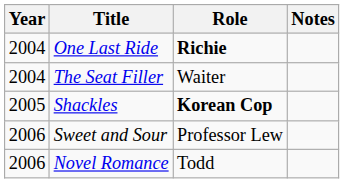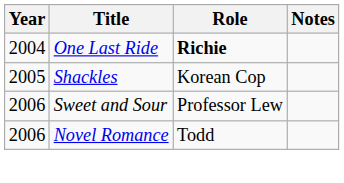- row: (108, 76)
(225, 105) bold -> (221, 76) normal
